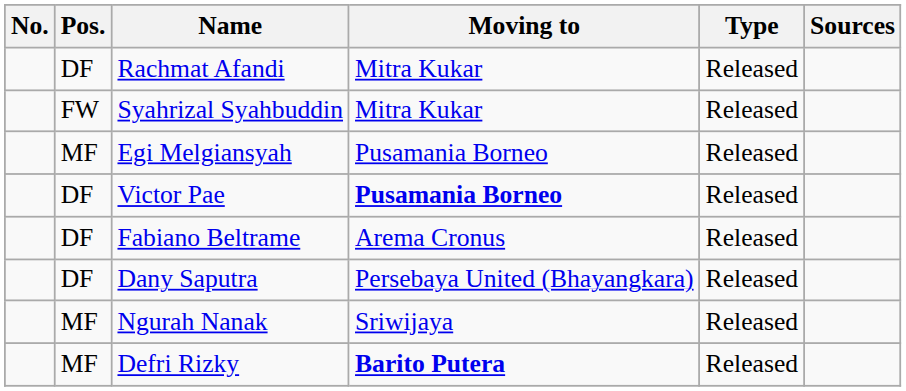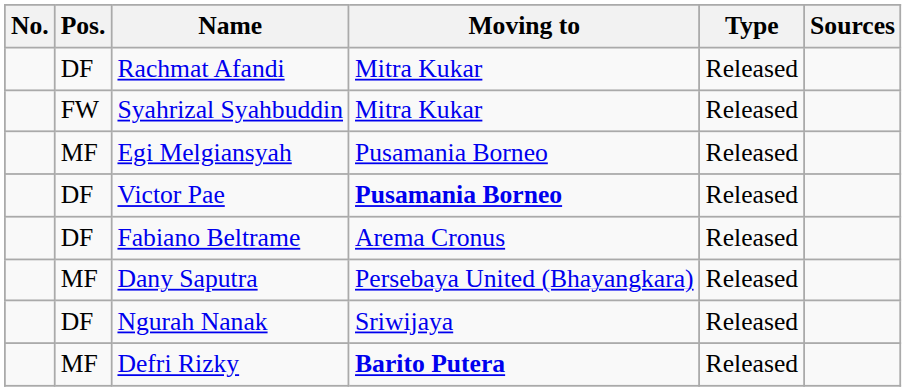(77, 279) DF -> (79, 279) MF
(79, 321) MF -> (77, 321) DF
